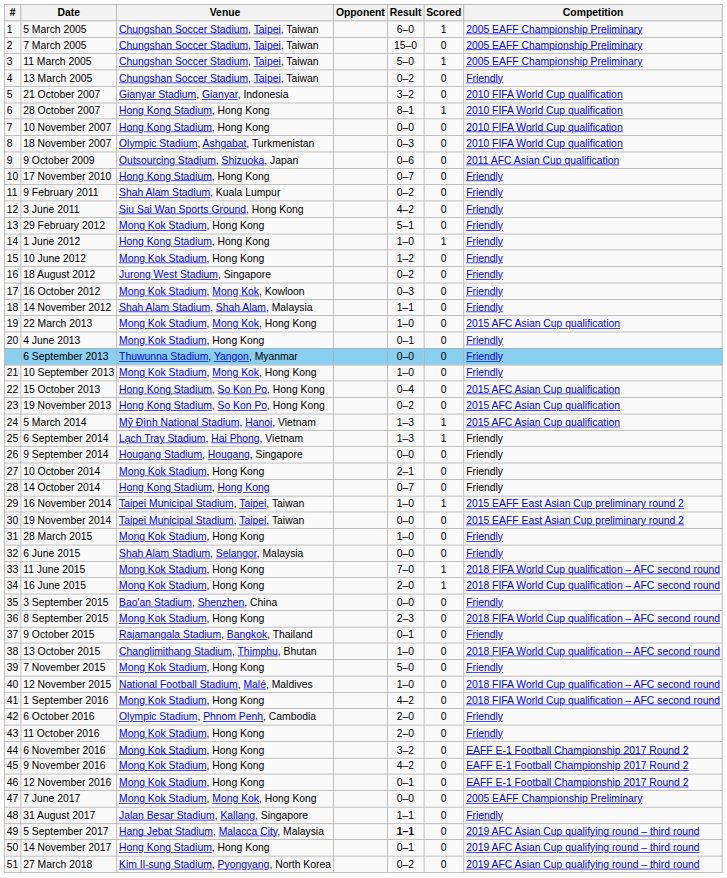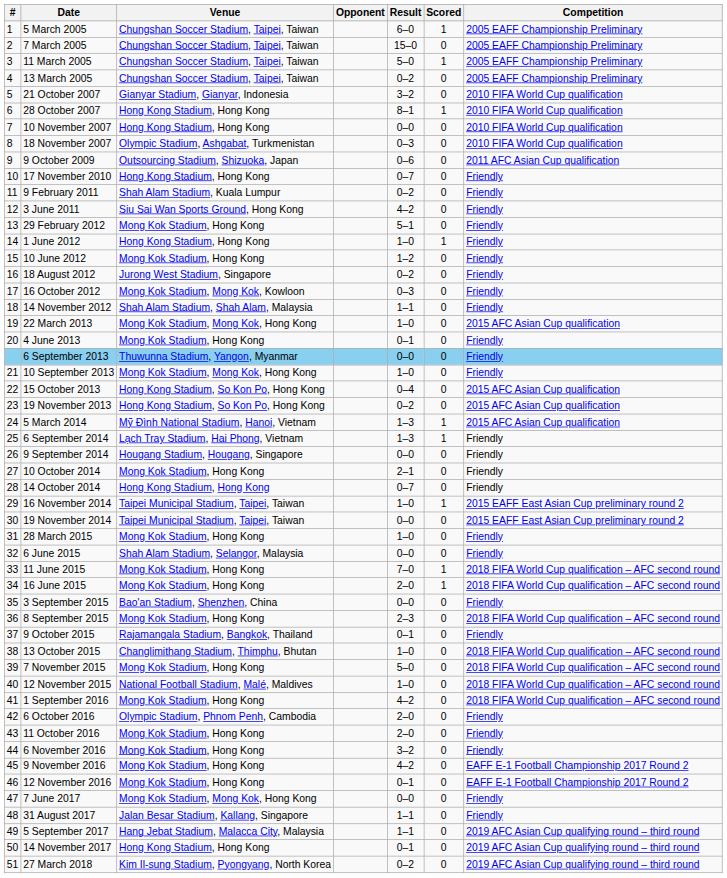(485, 78) Friendly -> (554, 78) 2005 EAFF Championship Preliminary
(485, 668) Friendly -> (593, 668) 2018 FIFA World Cup qualification – AFC second round
(577, 750) EAFF E-1 Football Championship 2017 Round 2 -> (485, 750) Friendly
(554, 799) 2005 EAFF Championship Preliminary -> (485, 799) Friendly
(405, 832) bold -> (405, 832) normal
